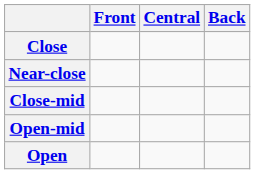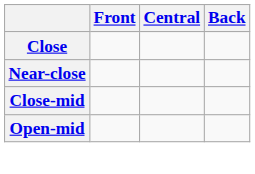- row: (47, 155)
